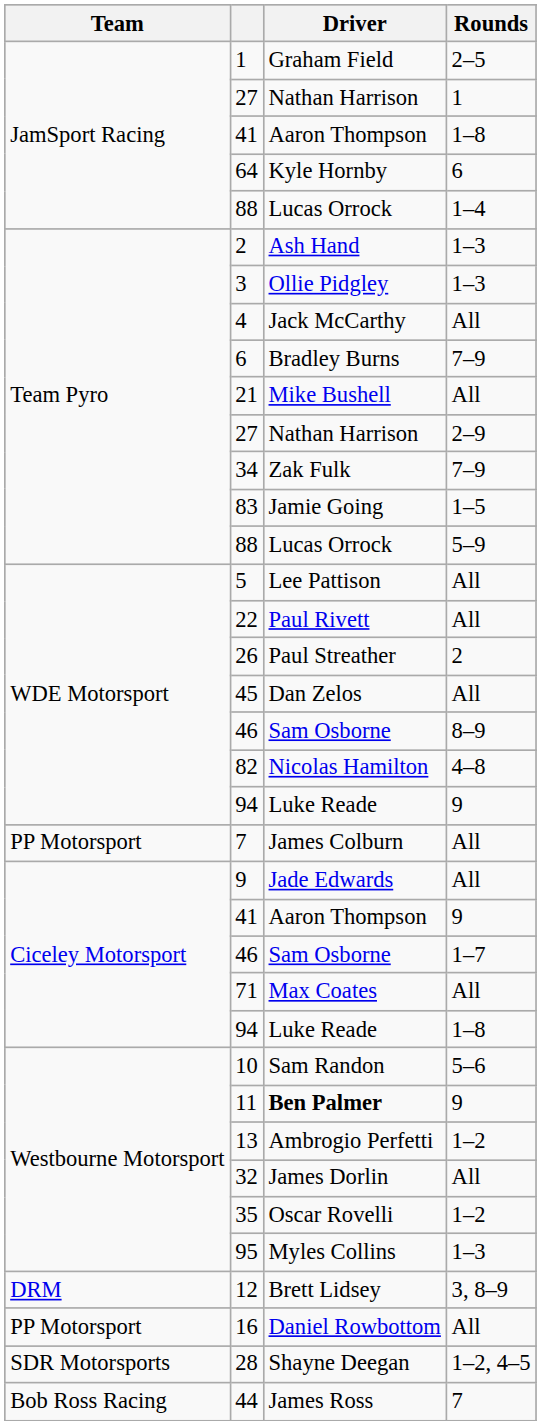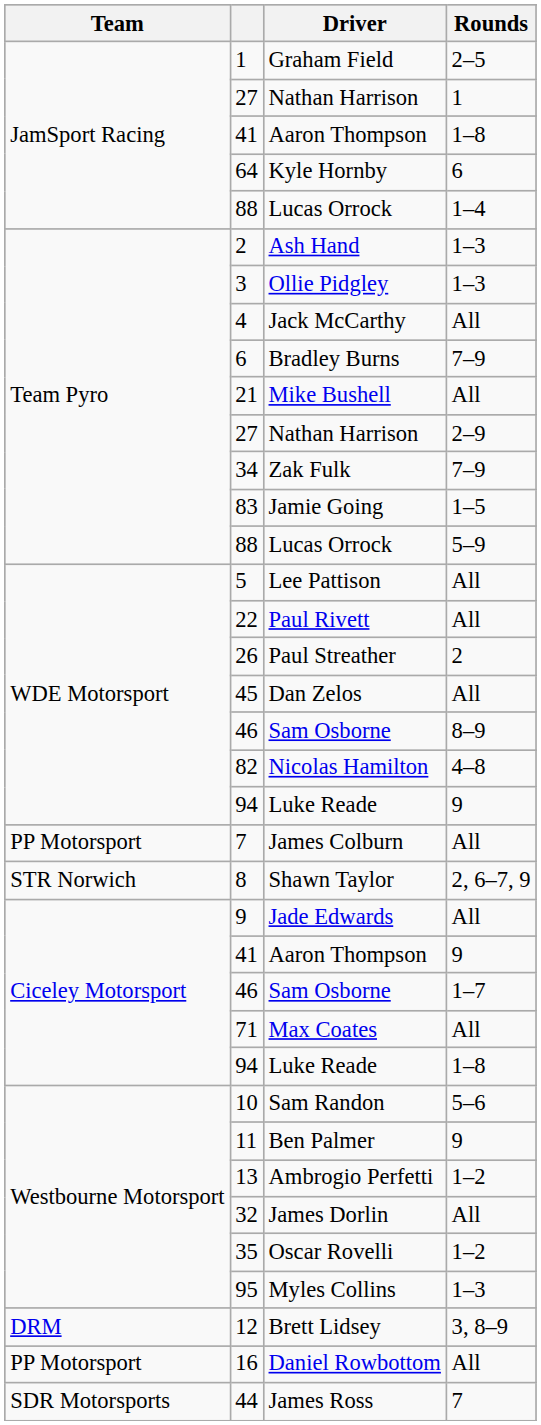+ row: (241, 879)
(325, 1102) bold -> (322, 1140) normal
- row: (247, 1363)
(89, 1400) Bob Ross Racing -> (90, 1400) SDR Motorsports
